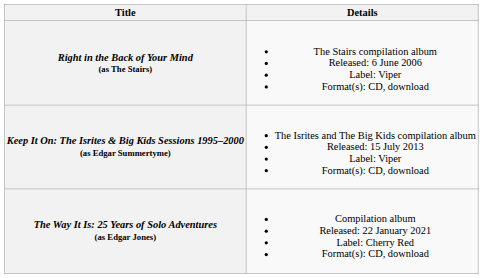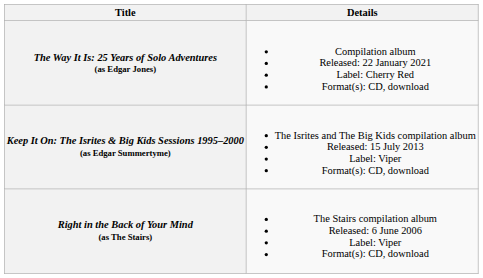rows swapped: (125, 63) <-> (125, 231)
